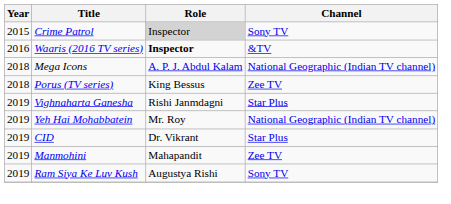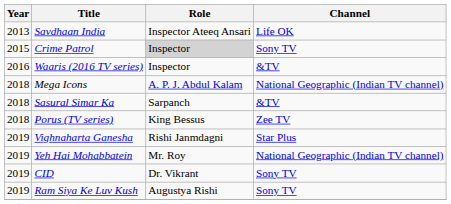+ row: (70, 31)
(171, 48) bold -> (169, 66) normal
+ row: (74, 102)
(268, 137) Star Plus -> (276, 173) Sony TV
- row: (60, 155)
